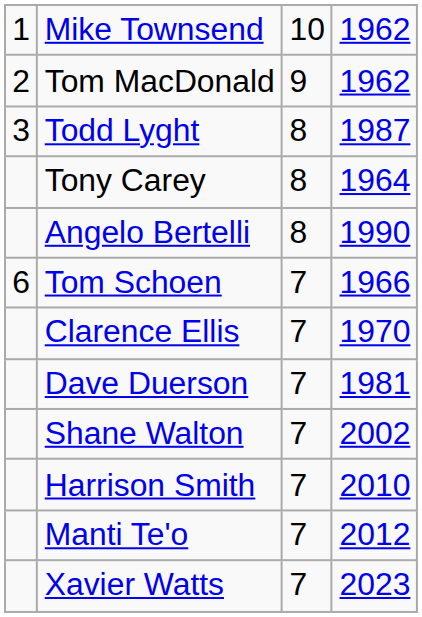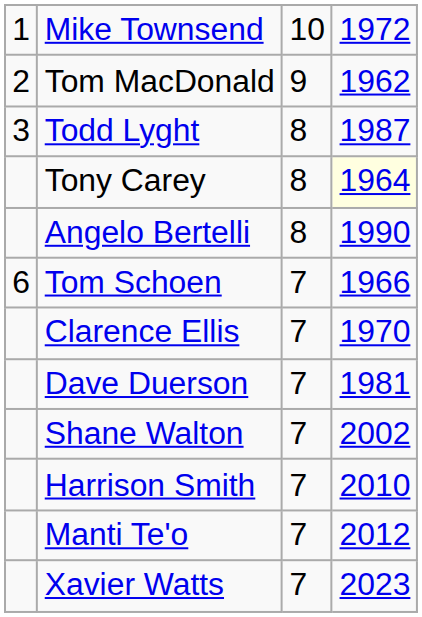(375, 29) 1962 -> (375, 29) 1972
(375, 181) no background -> (375, 181) lightyellow background
